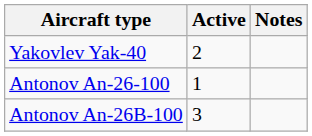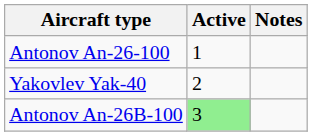rows swapped: (78, 51) <-> (89, 83)
(197, 114) no background -> (197, 114) lightgreen background
